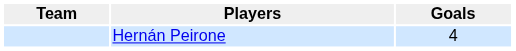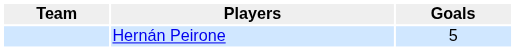(453, 36) 4 -> (453, 36) 5
